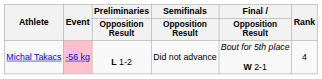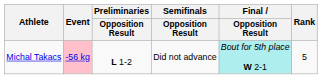(255, 58) no background -> (255, 58) paleturquoise background
(304, 58) 4 -> (304, 58) 5
